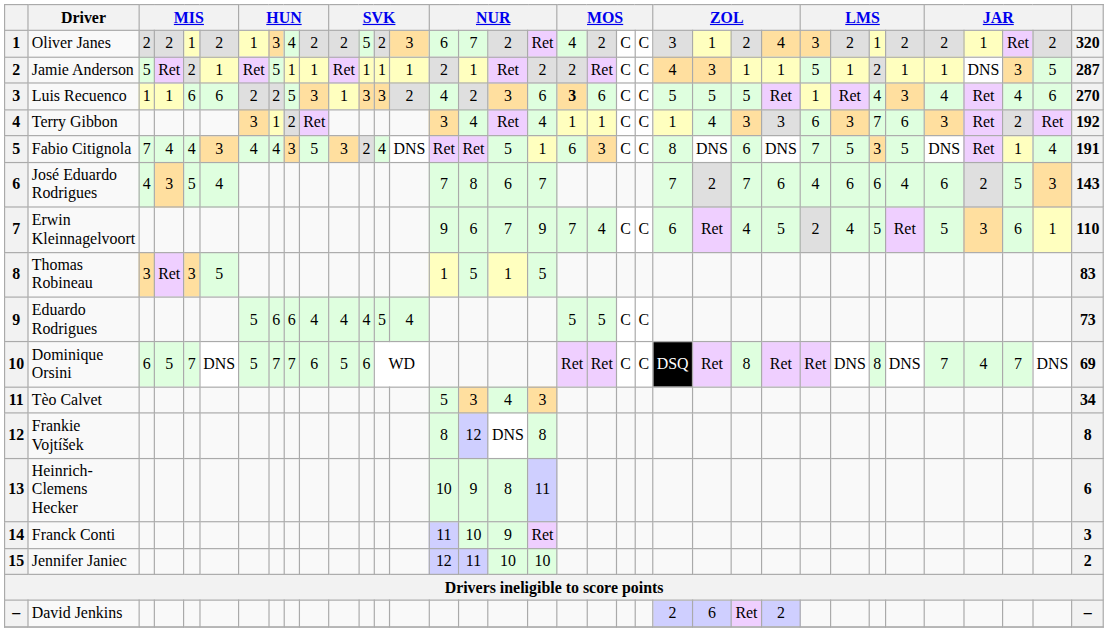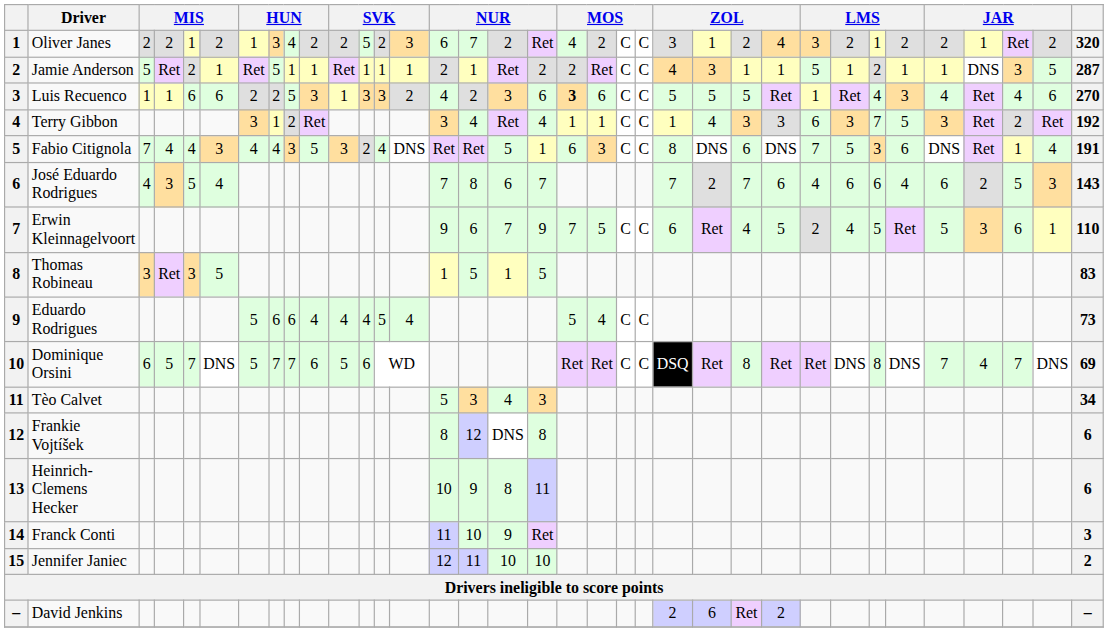(905, 122) 6 -> (905, 122) 5
(905, 148) 5 -> (905, 148) 6
(602, 229) 4 -> (602, 229) 5
(602, 319) 5 -> (602, 319) 4
(1088, 435) 8 -> (1088, 435) 6
